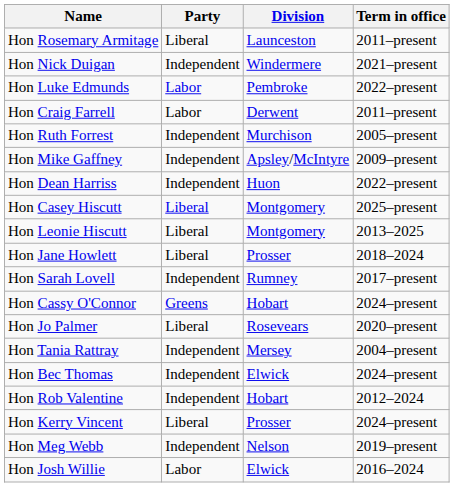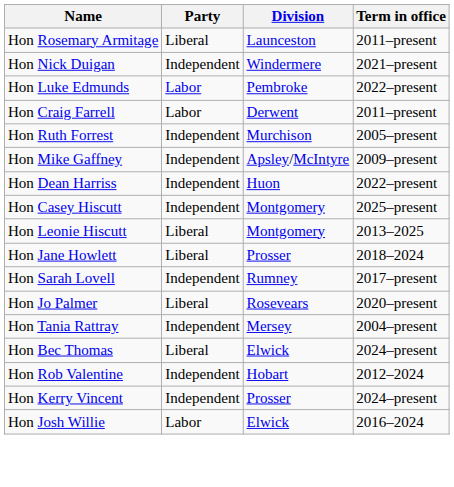(187, 207) Liberal -> (202, 207) Independent
- row: (72, 302)
(202, 374) Independent -> (187, 350) Liberal
(187, 421) Liberal -> (202, 398) Independent
- row: (56, 445)
